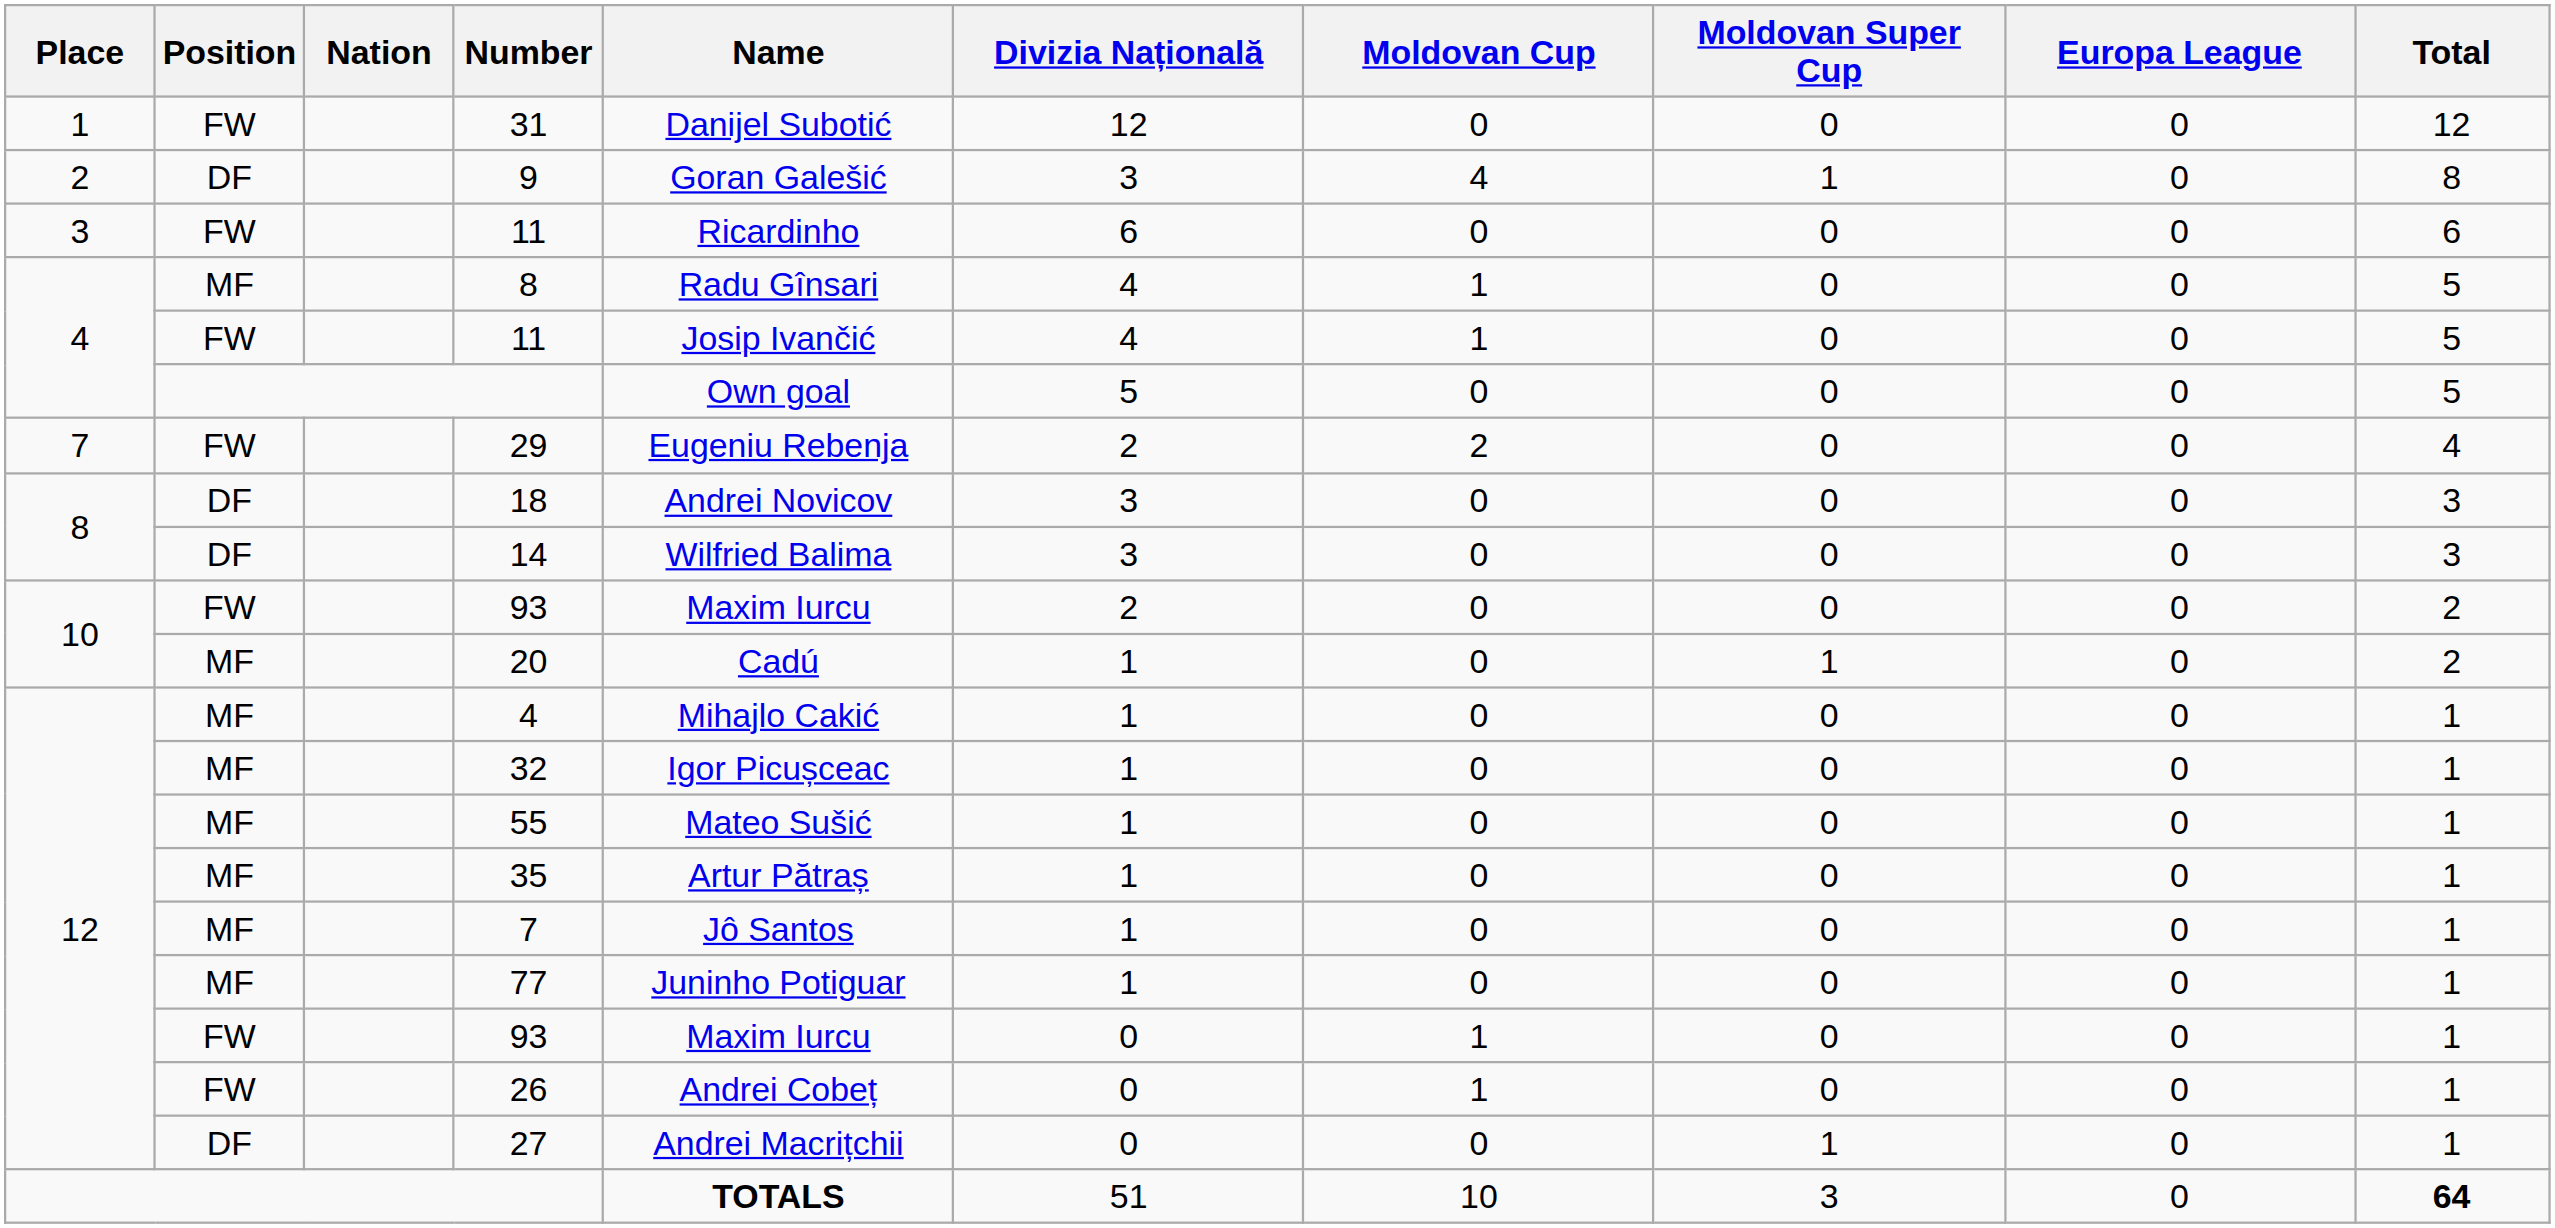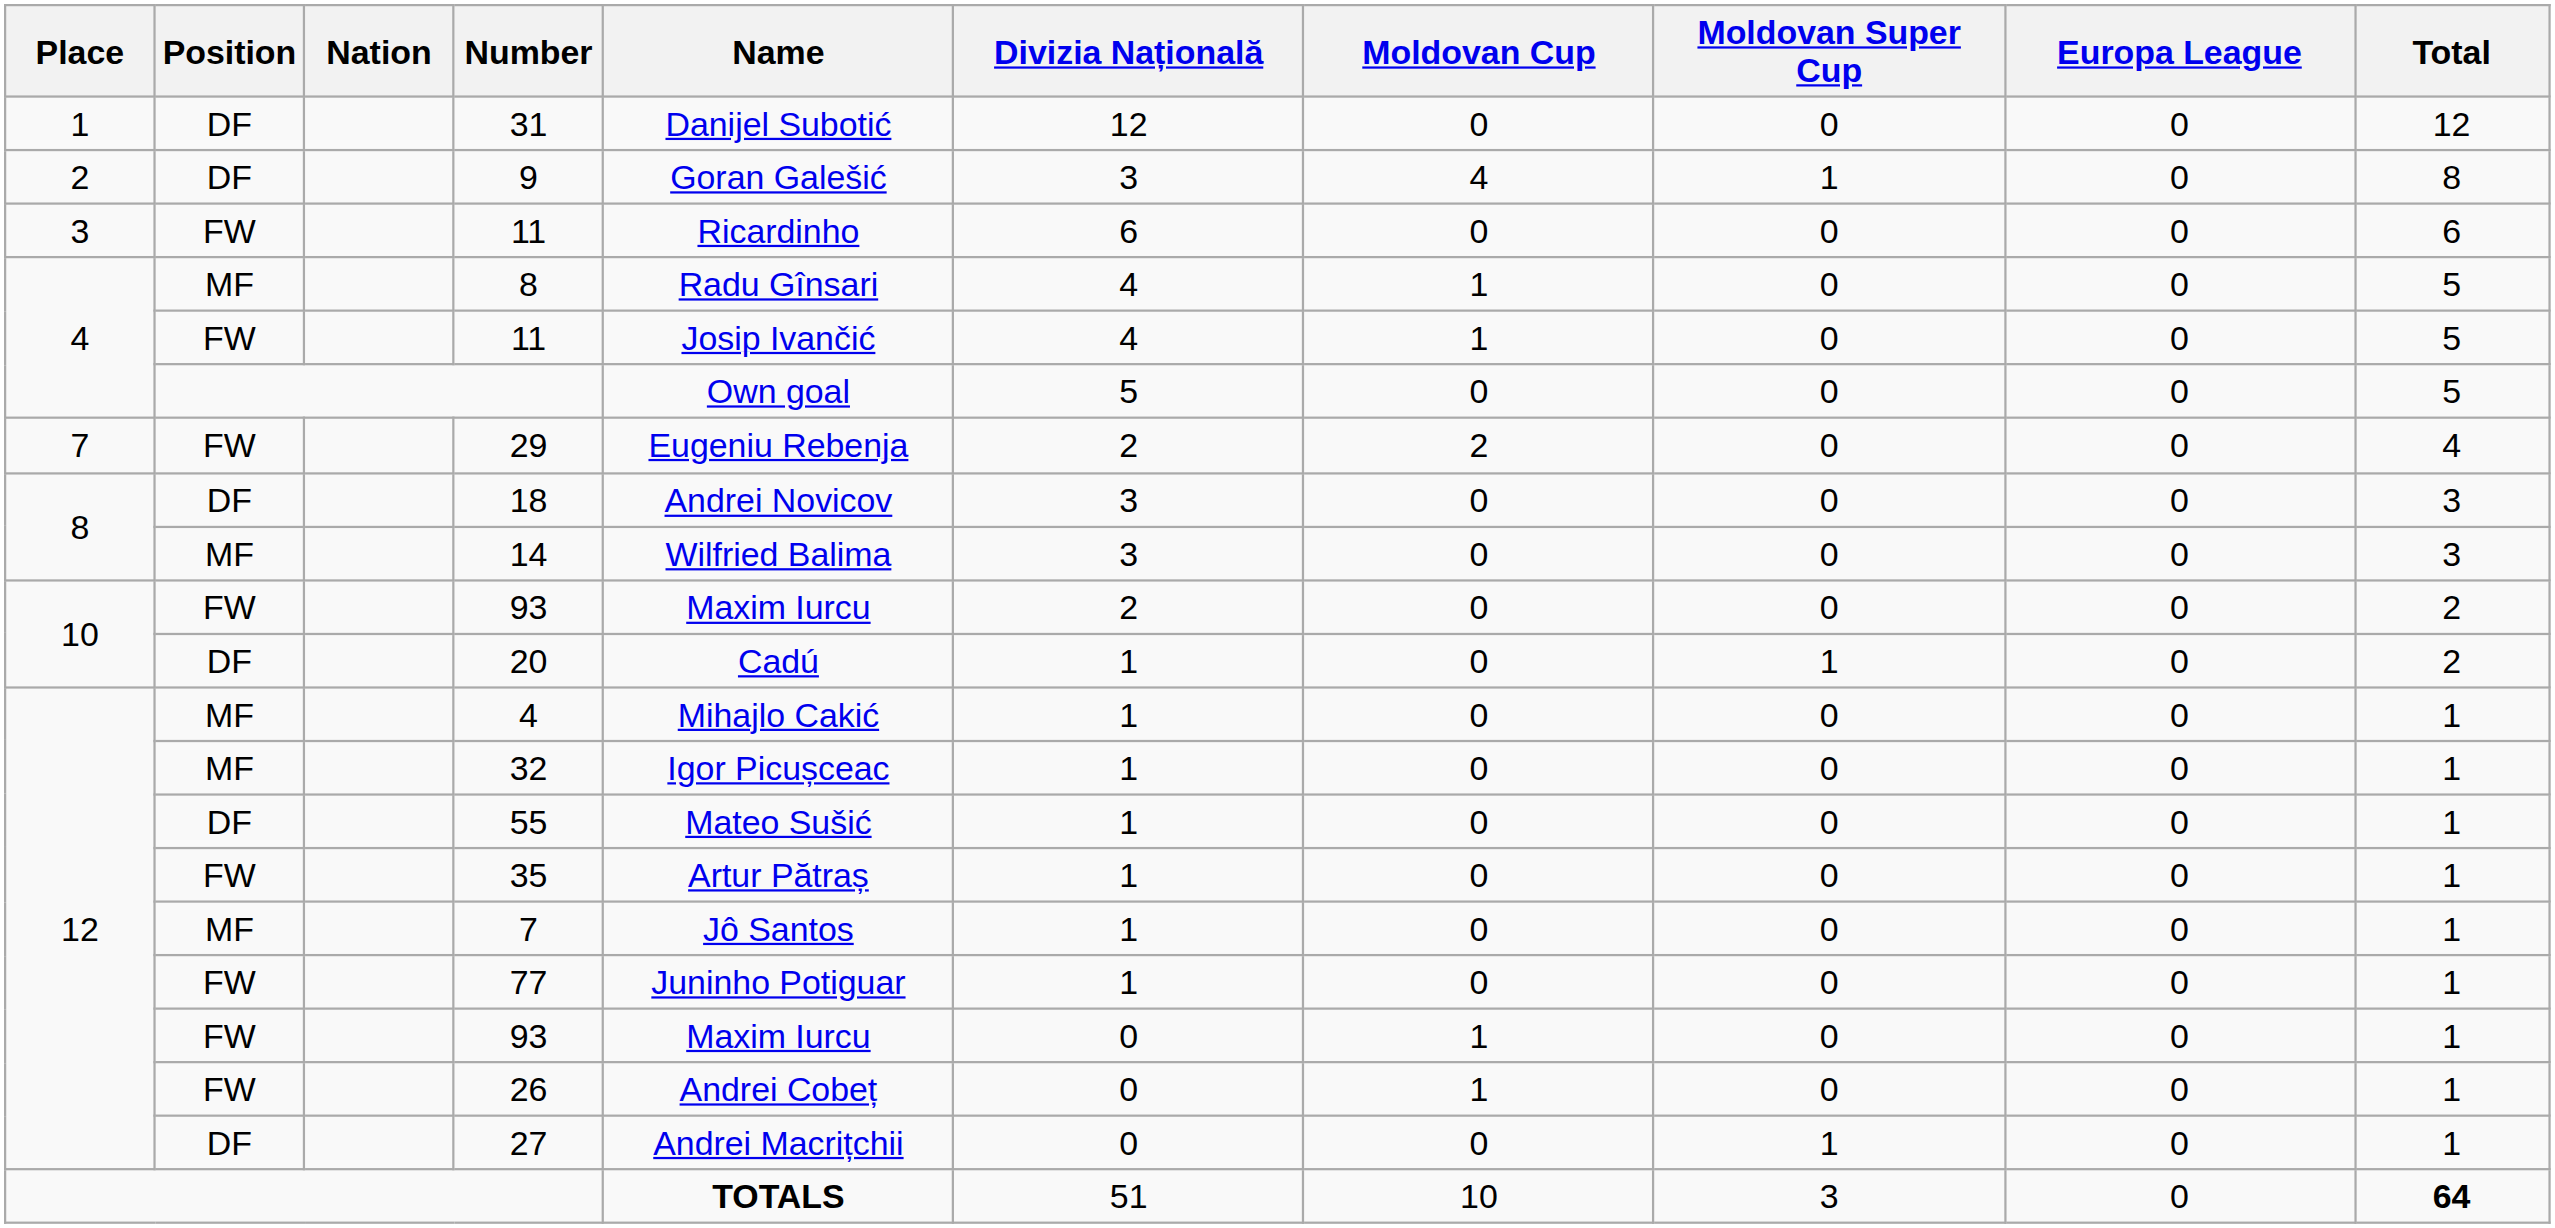(229, 124) FW -> (229, 124) DF
(229, 553) DF -> (229, 553) MF
(229, 660) MF -> (229, 660) DF
(229, 821) MF -> (229, 821) DF
(229, 875) MF -> (229, 875) FW
(229, 982) MF -> (229, 982) FW
